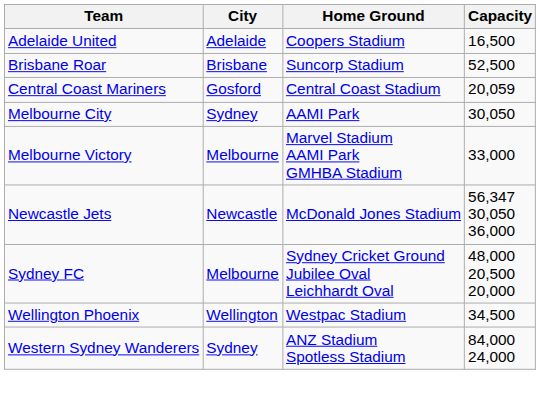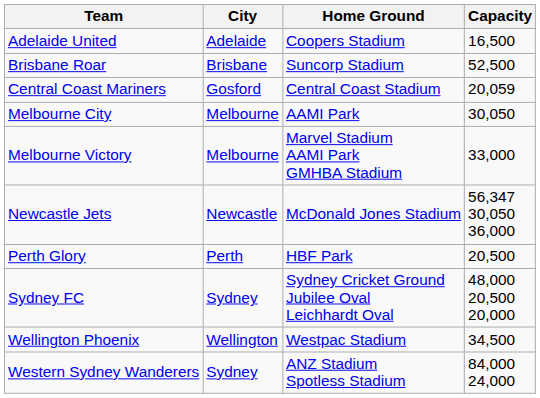(232, 114) Sydney -> (243, 114) Melbourne
+ row: (47, 256)
(243, 273) Melbourne -> (232, 297) Sydney
